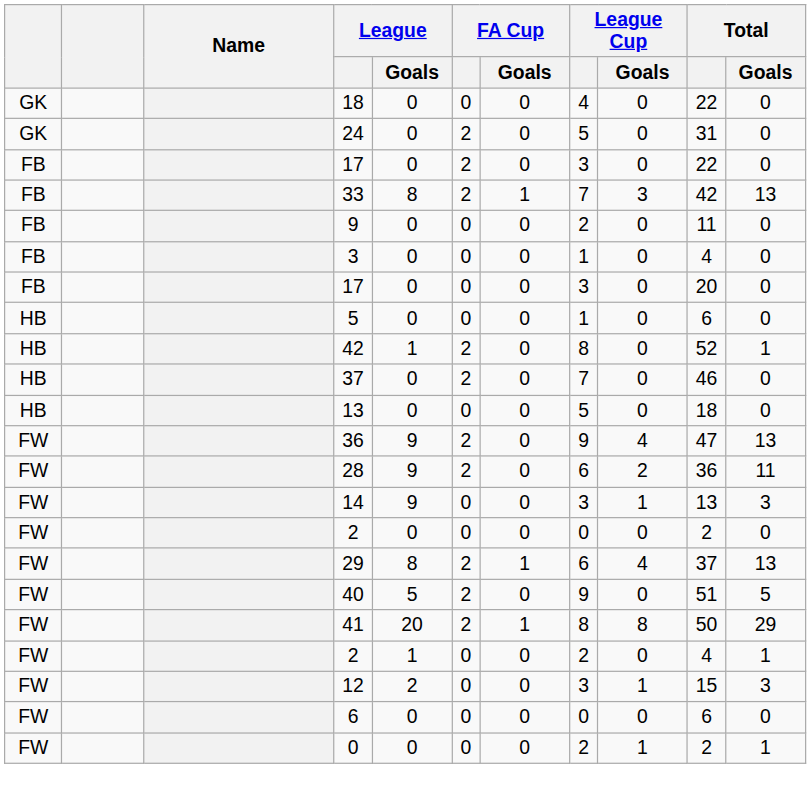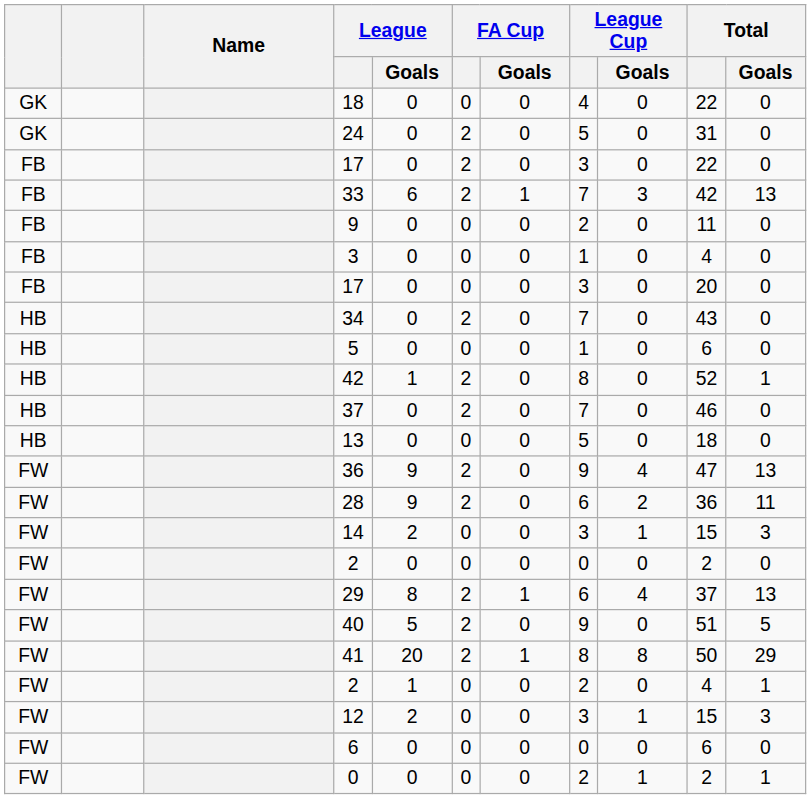(412, 195) 8 -> (412, 195) 6
+ row: (33, 317)
(412, 502) 9 -> (412, 532) 2
(707, 502) 13 -> (707, 532) 15
